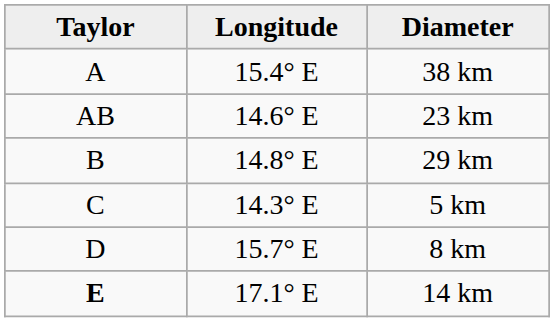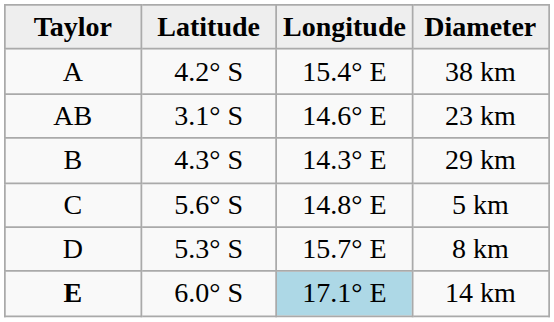+ column: (209, 26)
(277, 159) 14.8° E -> (344, 159) 14.3° E
(277, 204) 14.3° E -> (344, 204) 14.8° E
(277, 293) no background -> (344, 293) lightblue background
